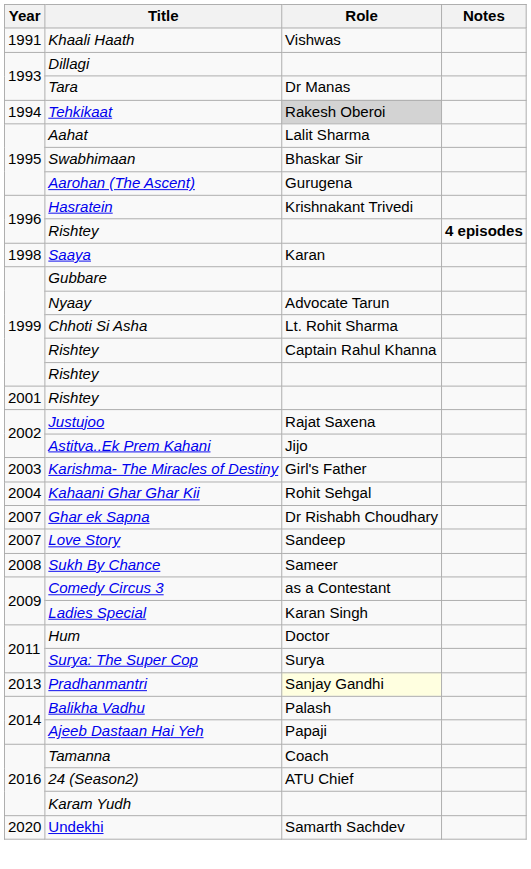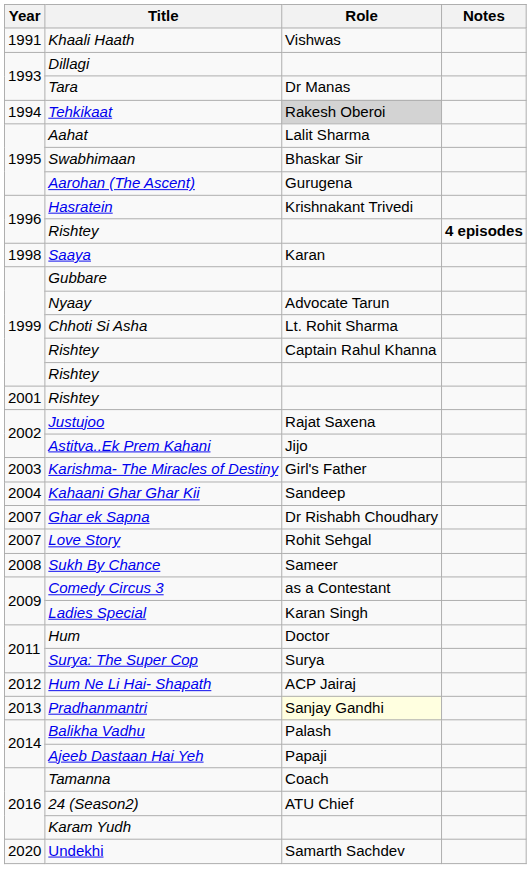(328, 493) Rohit Sehgal -> (315, 493) Sandeep
(315, 541) Sandeep -> (328, 541) Rohit Sehgal
+ row: (25, 684)
